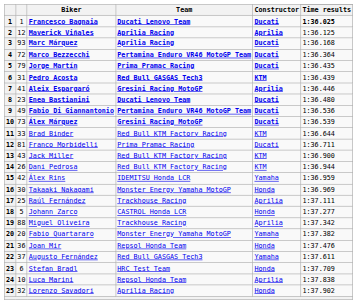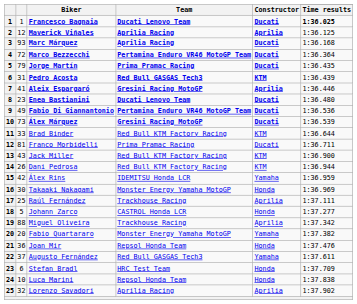(269, 279) Aprilia -> (265, 279) Honda
(265, 291) Honda -> (269, 291) Aprilia
